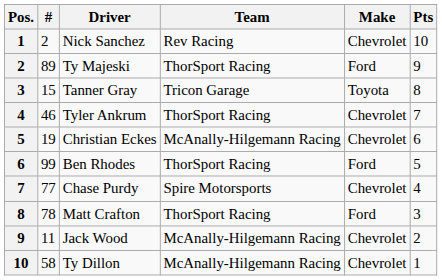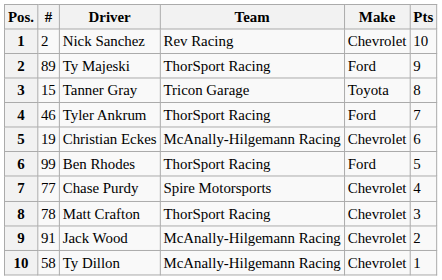(377, 115) Chevrolet -> (362, 115) Ford
(362, 213) Ford -> (377, 213) Chevrolet
(48, 238) 11 -> (48, 238) 91
